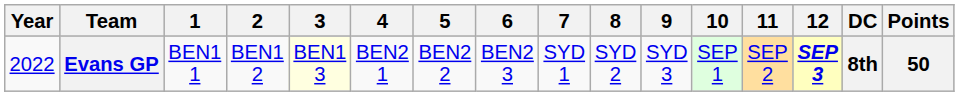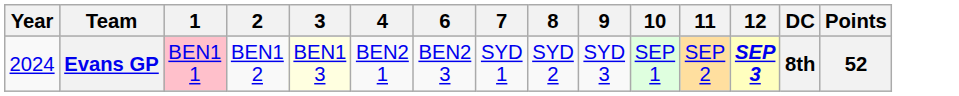- column: (445, 20)
(32, 63) 2022 -> (32, 63) 2024
(195, 63) no background -> (195, 63) pink background
(918, 63) 50 -> (856, 63) 52
